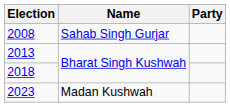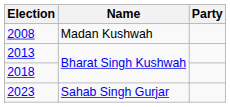(115, 33) Sahab Singh Gurjar -> (107, 33) Madan Kushwah
(107, 92) Madan Kushwah -> (115, 92) Sahab Singh Gurjar
